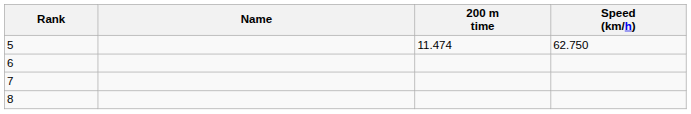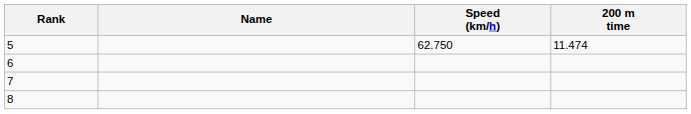columns swapped: (483, 20) <-> (618, 20)
